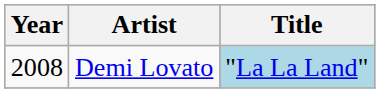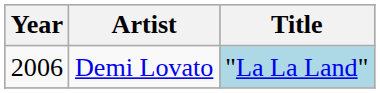(37, 66) 2008 -> (37, 66) 2006
